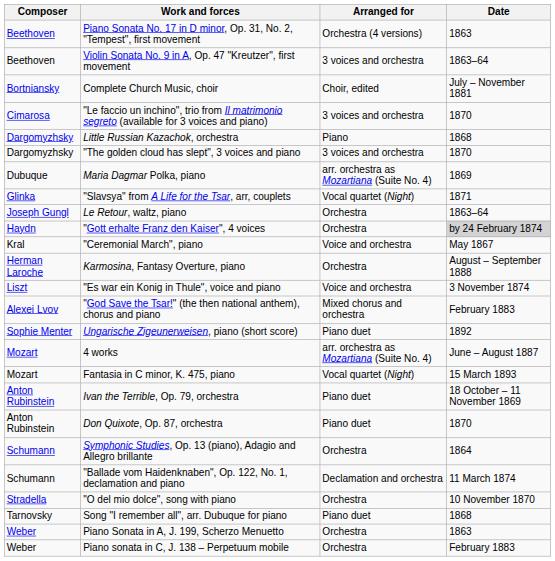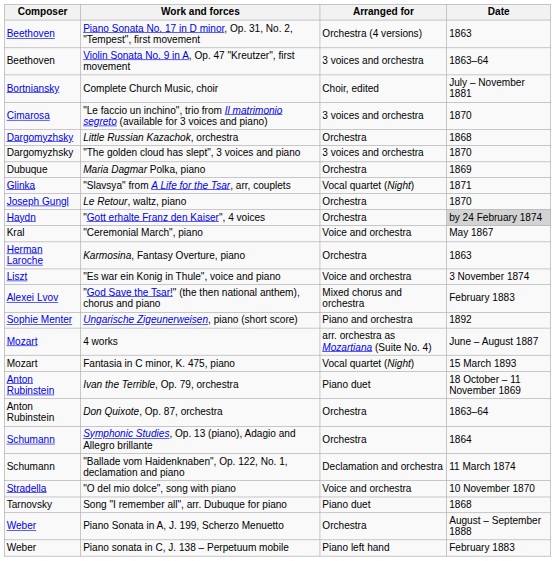(335, 137) Piano -> (344, 137) Orchestra
(377, 175) arr. orchestra as Mozartiana (Suite No. 4) -> (344, 169) Orchestra
(469, 213) 1863–64 -> (460, 201) 1870
(495, 266) August – September 1888 -> (460, 255) 1863
(346, 331) Piano duet -> (367, 320) Piano and orchestra
(346, 423) Piano duet -> (344, 412) Orchestra
(460, 423) 1870 -> (469, 412) 1863–64
(344, 500) Orchestra -> (367, 488) Voice and orchestra
(460, 532) 1863 -> (495, 526) August – September 1888
(344, 548) Orchestra -> (356, 548) Piano left hand
